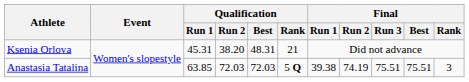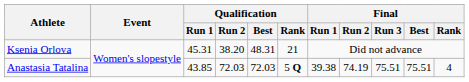(200, 67) 63.85 -> (200, 67) 43.85
(449, 67) 3 -> (449, 67) 4
